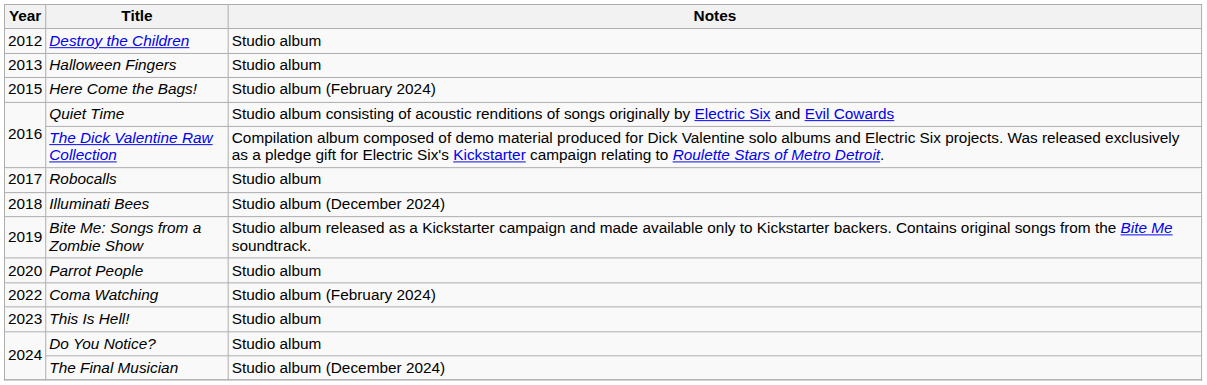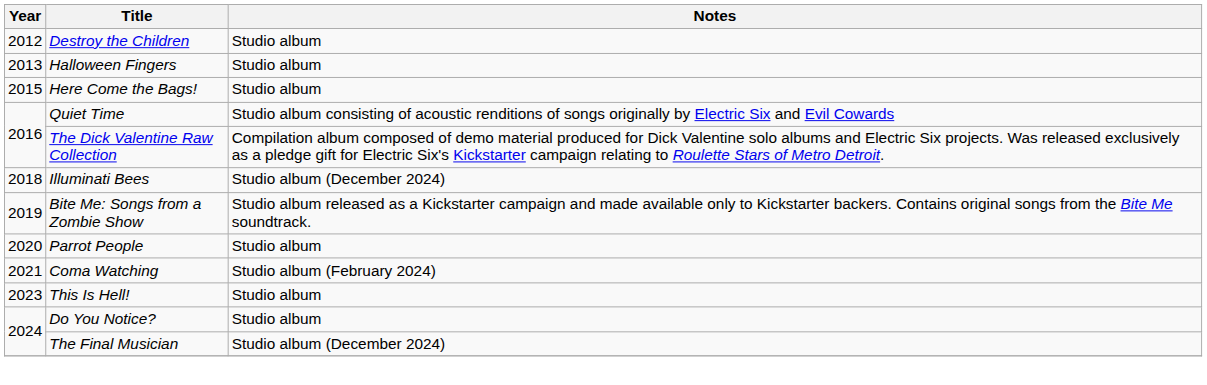(334, 89) Studio album (February 2024) -> (277, 89) Studio album
- row: (83, 180)
(25, 294) 2022 -> (25, 270) 2021
